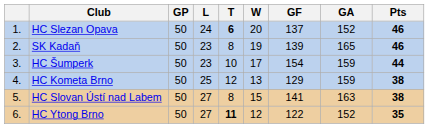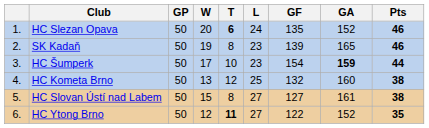columns swapped: (256, 13) <-> (206, 13)
(294, 30) 137 -> (294, 30) 135
(346, 64) normal -> (346, 64) bold
(294, 81) 129 -> (294, 81) 132
(346, 81) 159 -> (346, 81) 160
(294, 98) 141 -> (294, 98) 127
(346, 98) 163 -> (346, 98) 161
